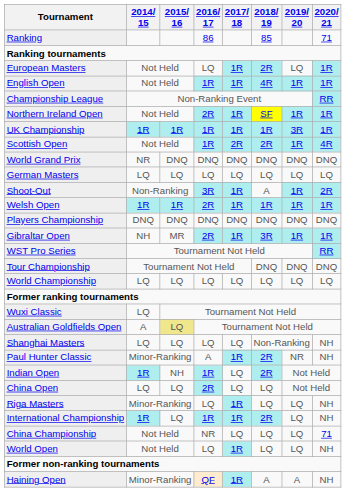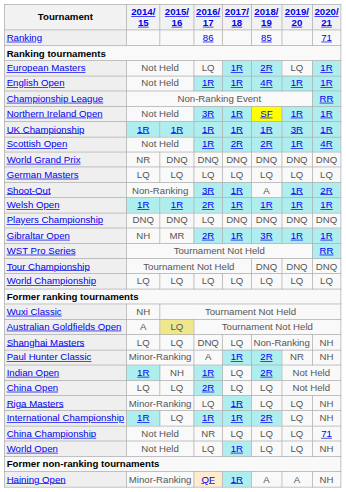(208, 114) 2R -> (208, 114) 3R
(208, 220) DNQ -> (208, 220) LQ
(143, 311) LQ -> (143, 311) NH
(208, 342) LQ -> (208, 342) DNQ
